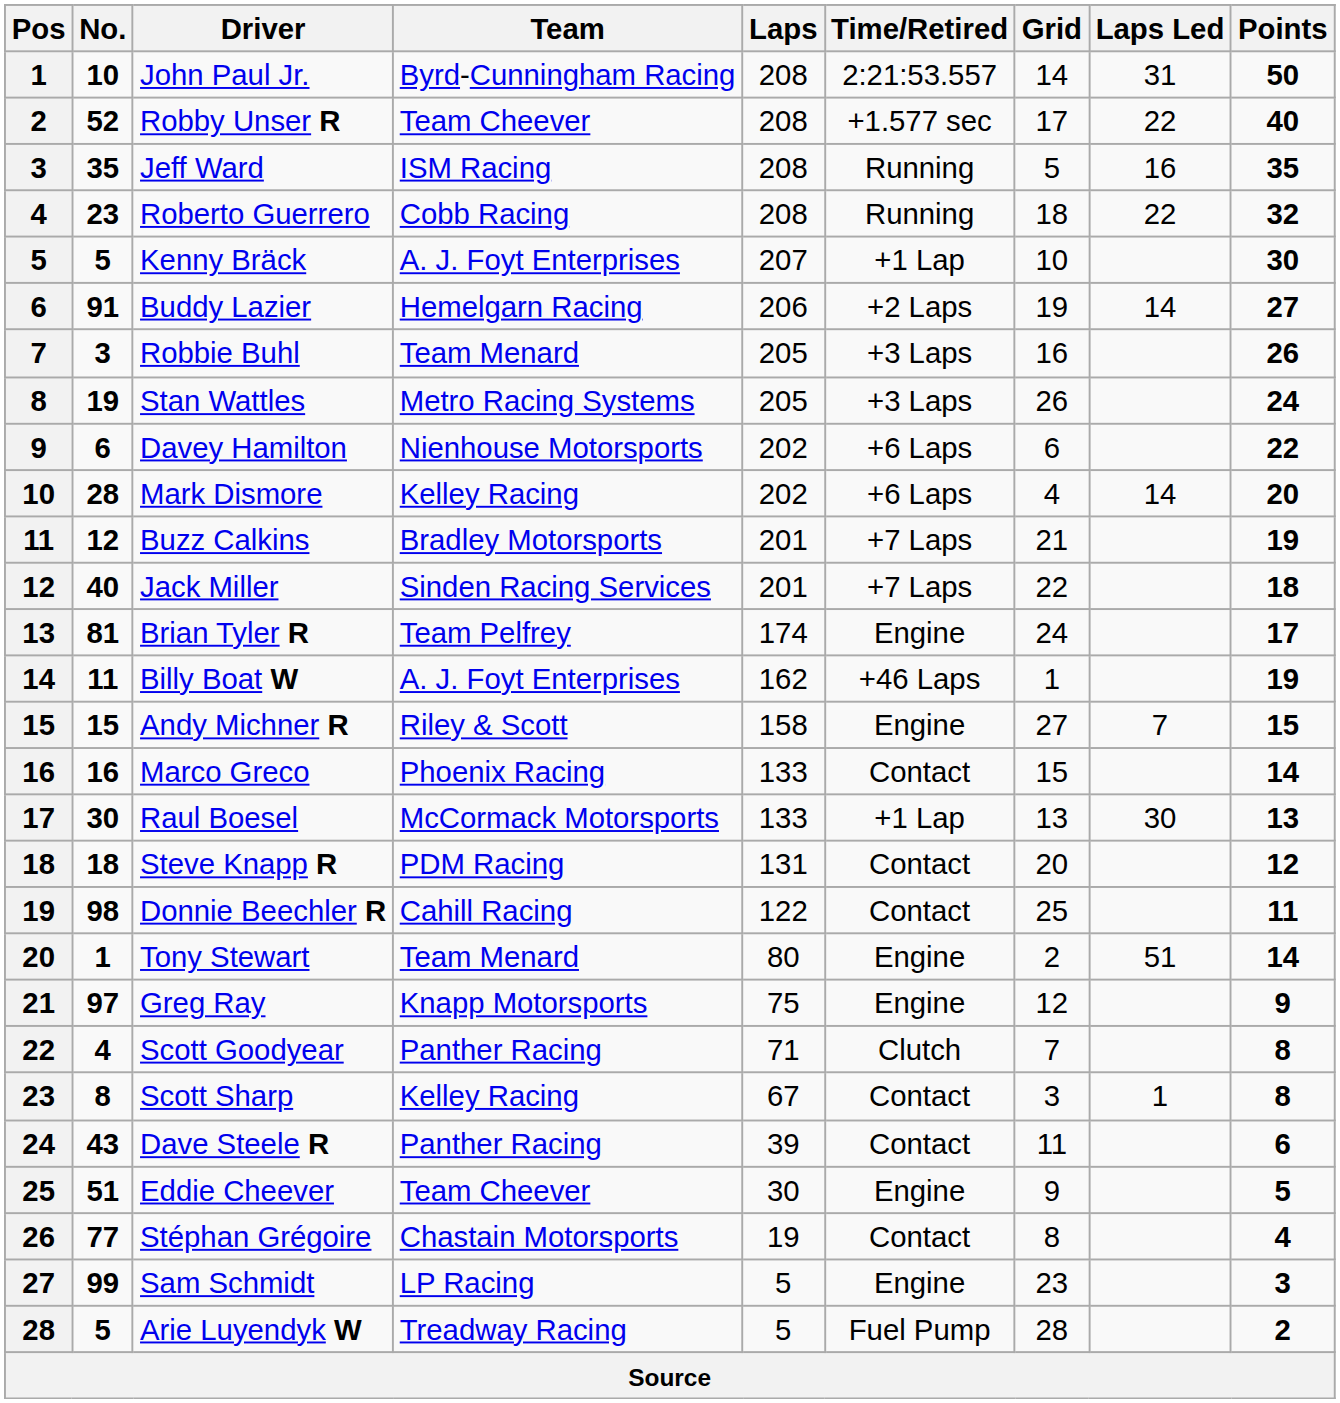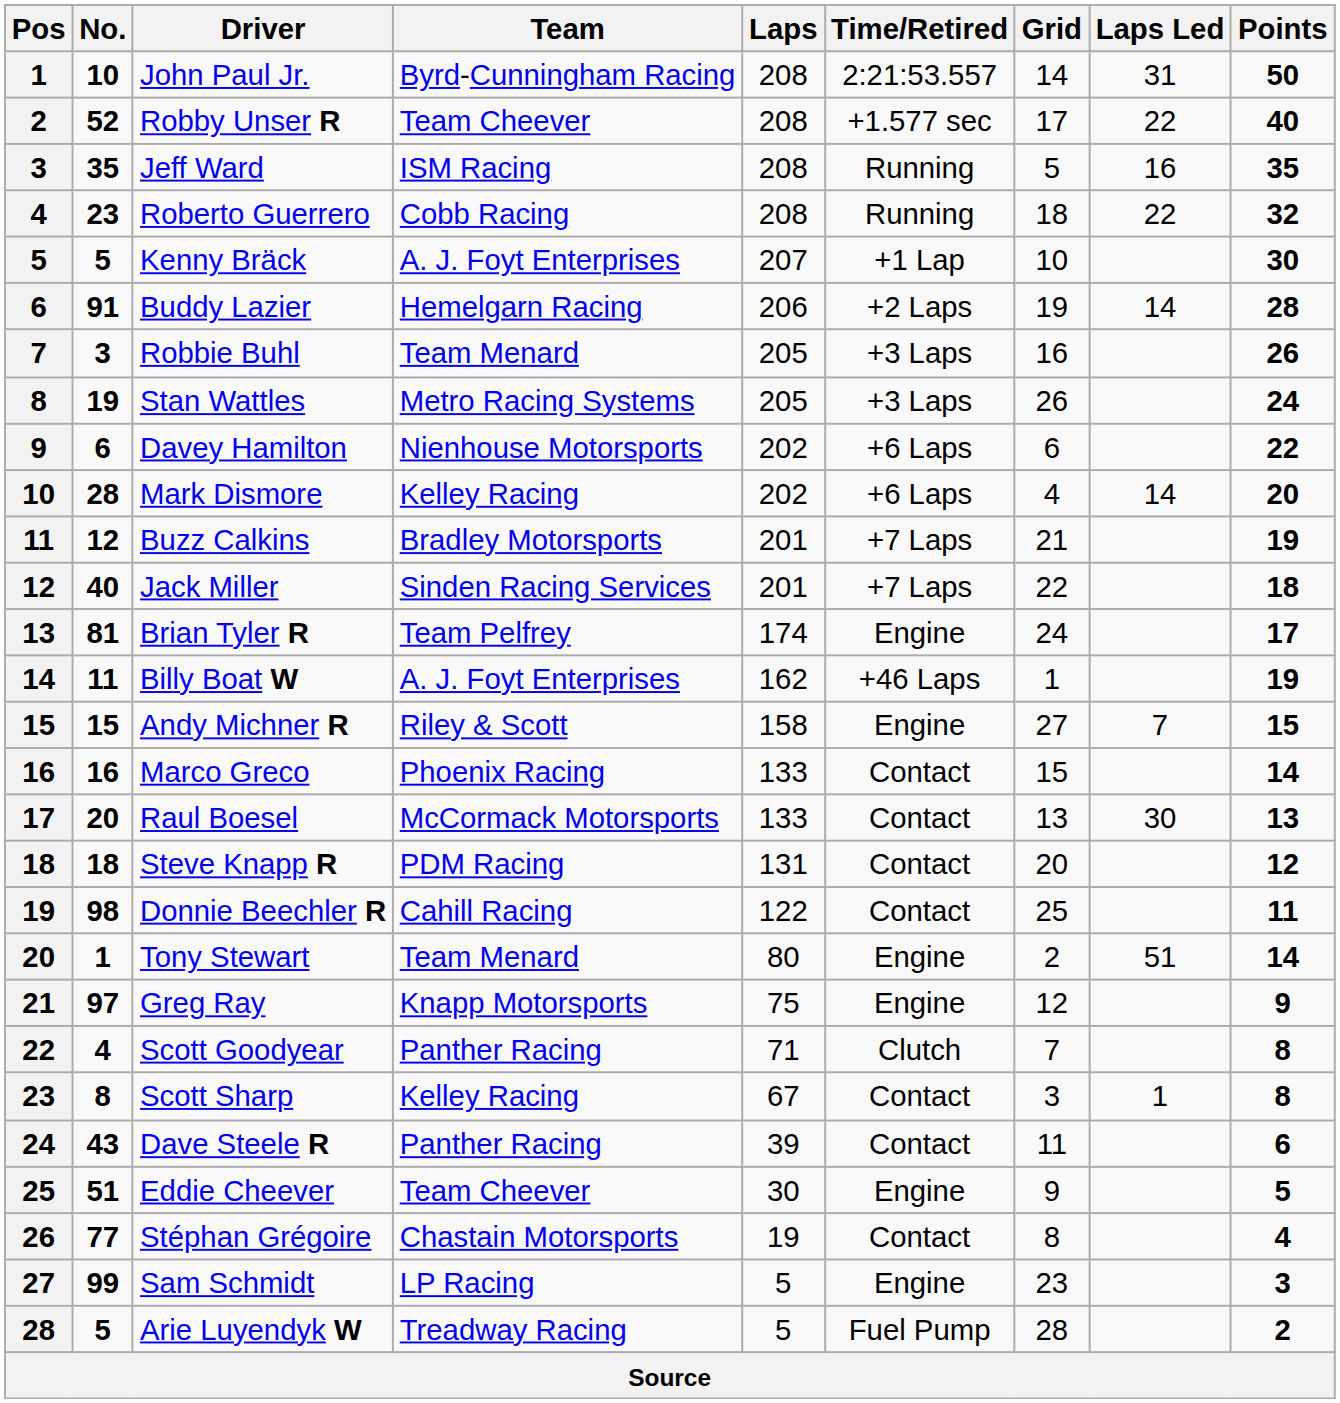(1283, 307) 27 -> (1283, 307) 28
(103, 818) 30 -> (103, 818) 20
(920, 818) +1 Lap -> (920, 818) Contact
